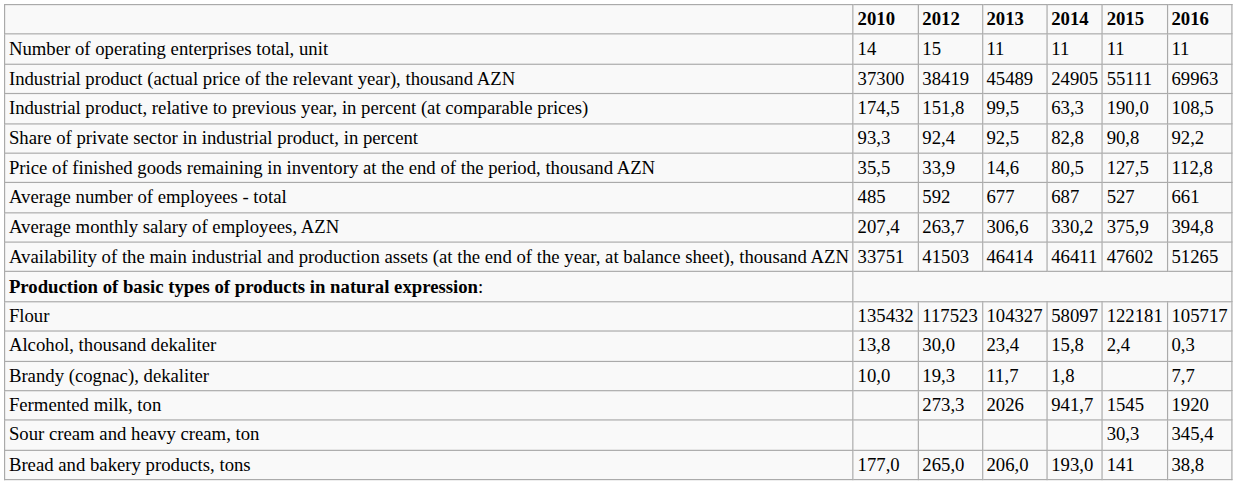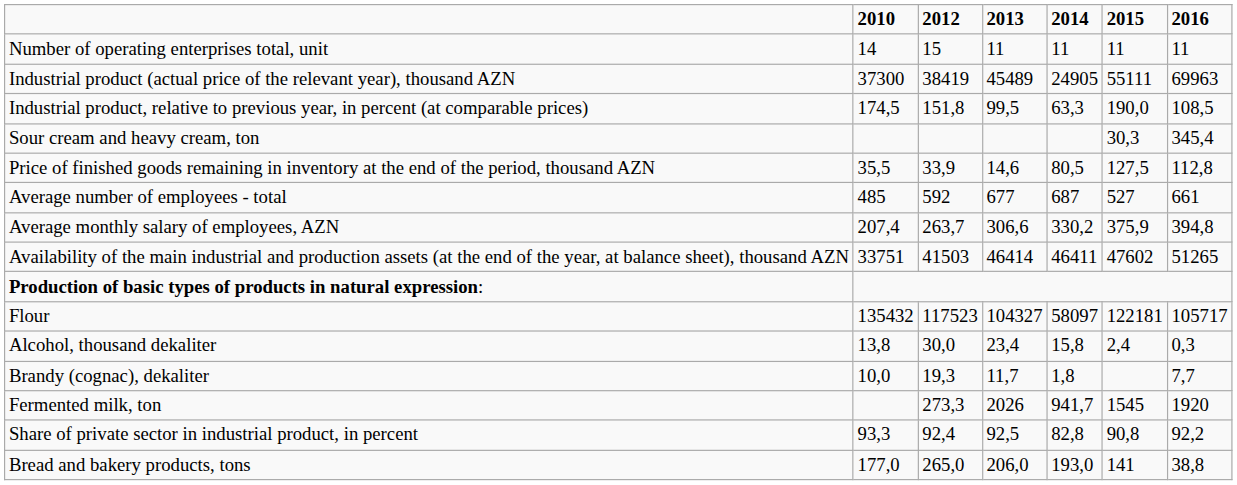rows swapped: (213, 138) <-> (134, 434)
